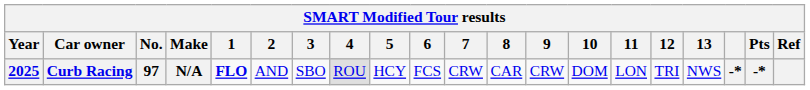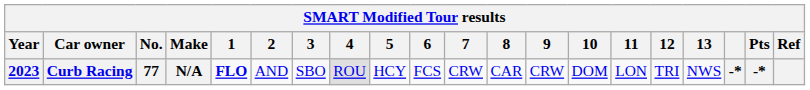(24, 71) 2025 -> (24, 71) 2023
(151, 71) 97 -> (151, 71) 77
